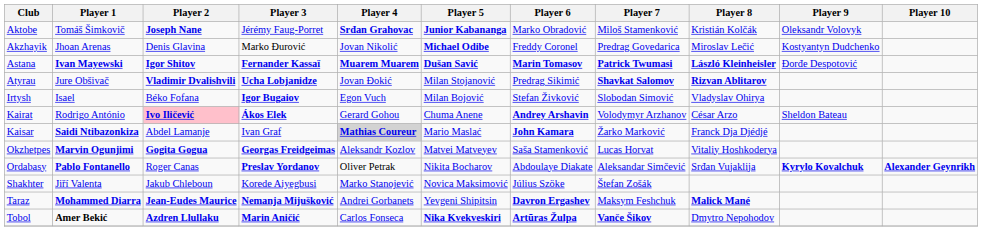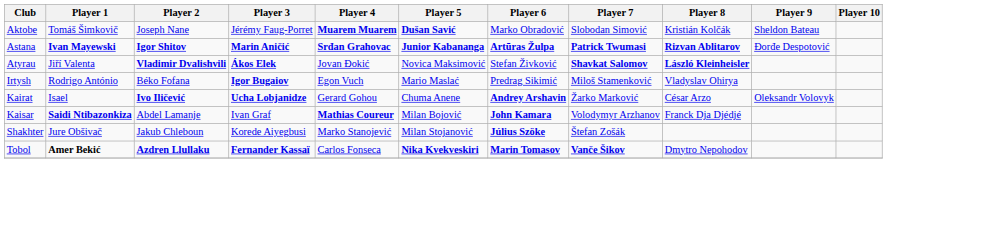(174, 30) bold -> (163, 30) normal
(376, 30) Srđan Grahovac -> (357, 30) Muarem Muarem
(465, 30) Junior Kabananga -> (429, 30) Dušan Savić
(638, 30) Miloš Stamenković -> (609, 30) Slobodan Simović
(822, 30) Oleksandr Volovyk -> (787, 30) Sheldon Bateau
- row: (27, 47)
(281, 64) Fernander Kassaï -> (260, 47) Marin Aničić
(379, 64) Muarem Muarem -> (354, 47) Srđan Grahovac
(451, 64) Dušan Savić -> (443, 47) Junior Kabananga
(547, 64) Marin Tomasov -> (522, 47) Artūras Žulpa
(734, 64) László Kleinheisler -> (702, 47) Rizvan Ablitarov
(82, 81) Jure Obšivač -> (72, 64) Jiří Valenta
(279, 81) Ucha Lobjanidze -> (254, 64) Ákos Elek
(459, 81) Milan Stojanović -> (443, 64) Novica Maksimović
(546, 81) Predrag Sikimić -> (523, 64) Stefan Živković
(729, 81) Rizvan Ablitarov -> (707, 64) László Kleinheisler
(65, 98) Isael -> (83, 81) Rodrigo António
(454, 98) Milan Bojović -> (430, 81) Mario Maslać
(546, 98) Stefan Živković -> (524, 81) Predrag Sikimić
(635, 98) Slobodan Simović -> (611, 81) Miloš Stamenković
(90, 115) Rodrigo António -> (58, 98) Isael
(170, 115) pink background -> (161, 98) no background
(264, 115) Ákos Elek -> (269, 98) Ucha Lobjanidze
(642, 115) Volodymyr Arzhanov -> (605, 98) Žarko Marković
(814, 115) Sheldon Bateau -> (794, 98) Oleksandr Volovyk
(378, 132) lightgrey background -> (356, 115) no background
(453, 132) Mario Maslać -> (431, 115) Milan Bojović
(631, 132) Žarko Marković -> (615, 115) Volodymyr Arzhanov
- row: (29, 149)
- row: (27, 166)
(78, 183) Jiří Valenta -> (75, 132) Jure Obšivač
(466, 183) Novica Maksimović -> (437, 132) Milan Stojanović
(539, 183) normal -> (518, 132) bold
- row: (18, 200)
(271, 217) Marin Aničić -> (270, 149) Fernander Kassaï
(545, 217) Artūras Žulpa -> (525, 149) Marin Tomasov
